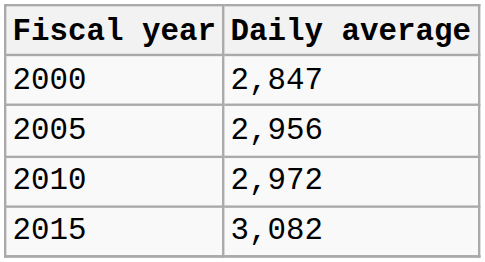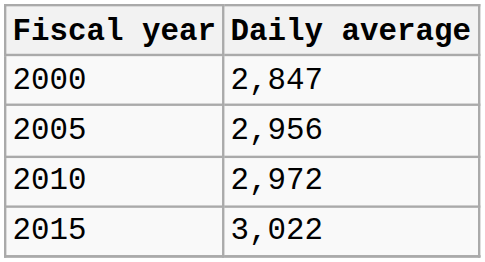(277, 231) 3,082 -> (277, 231) 3,022
